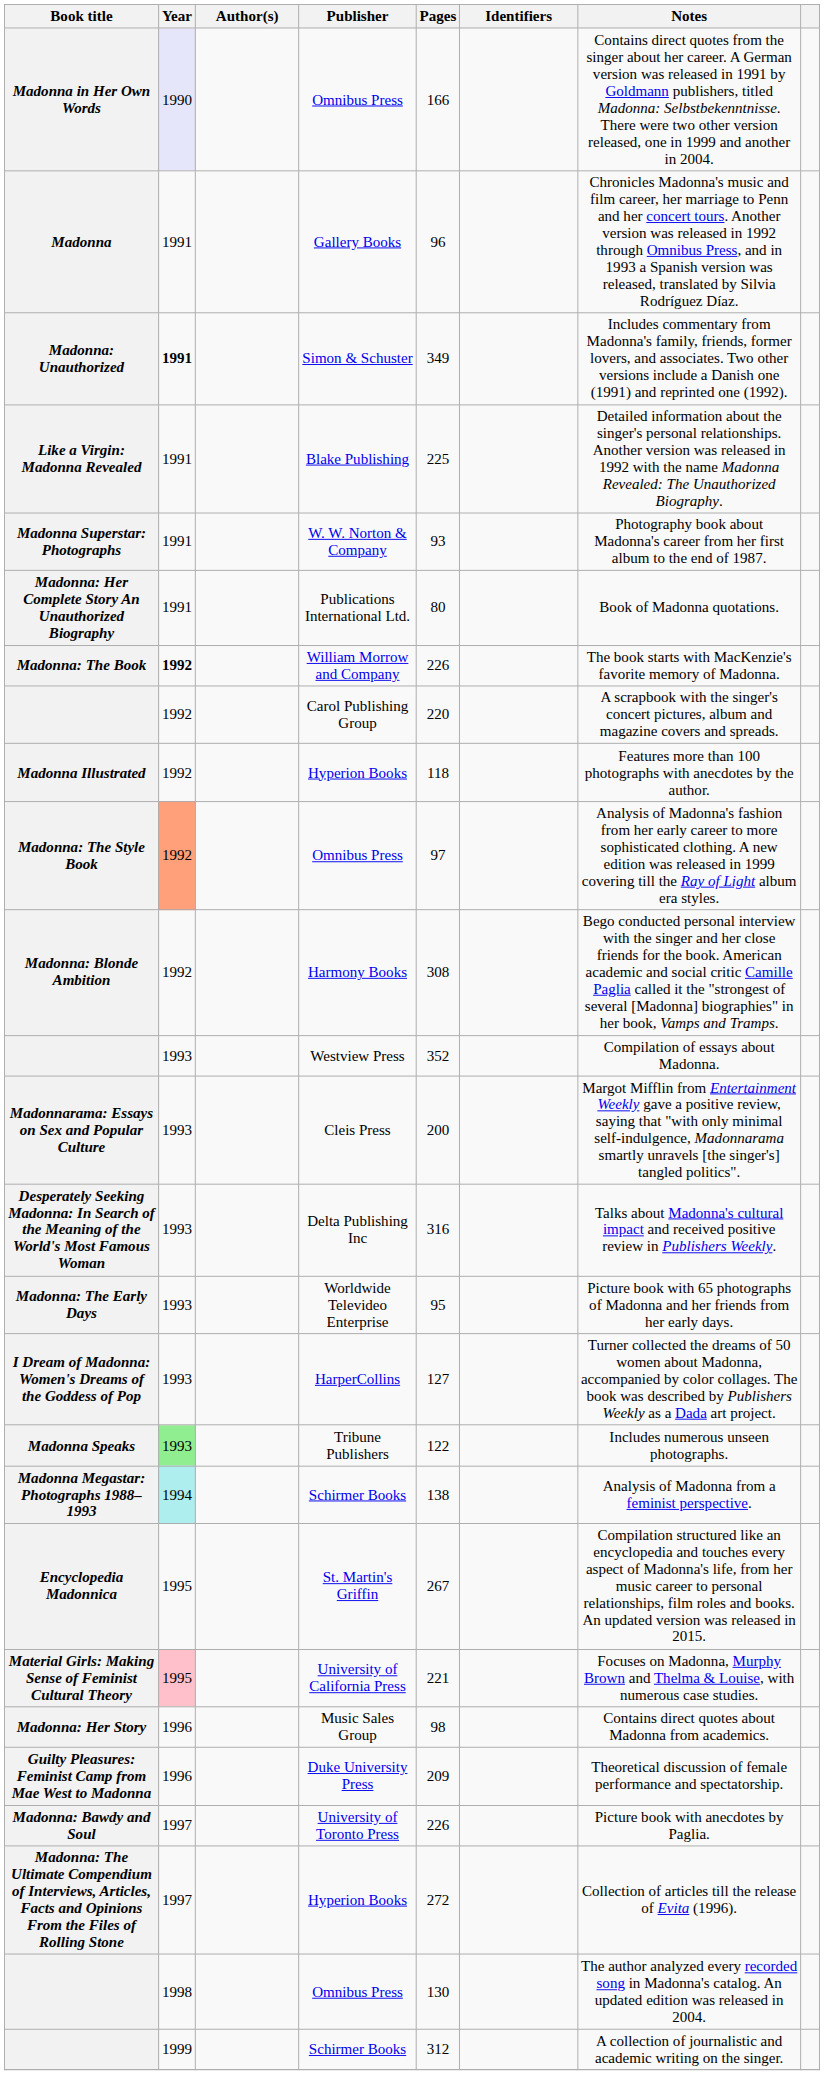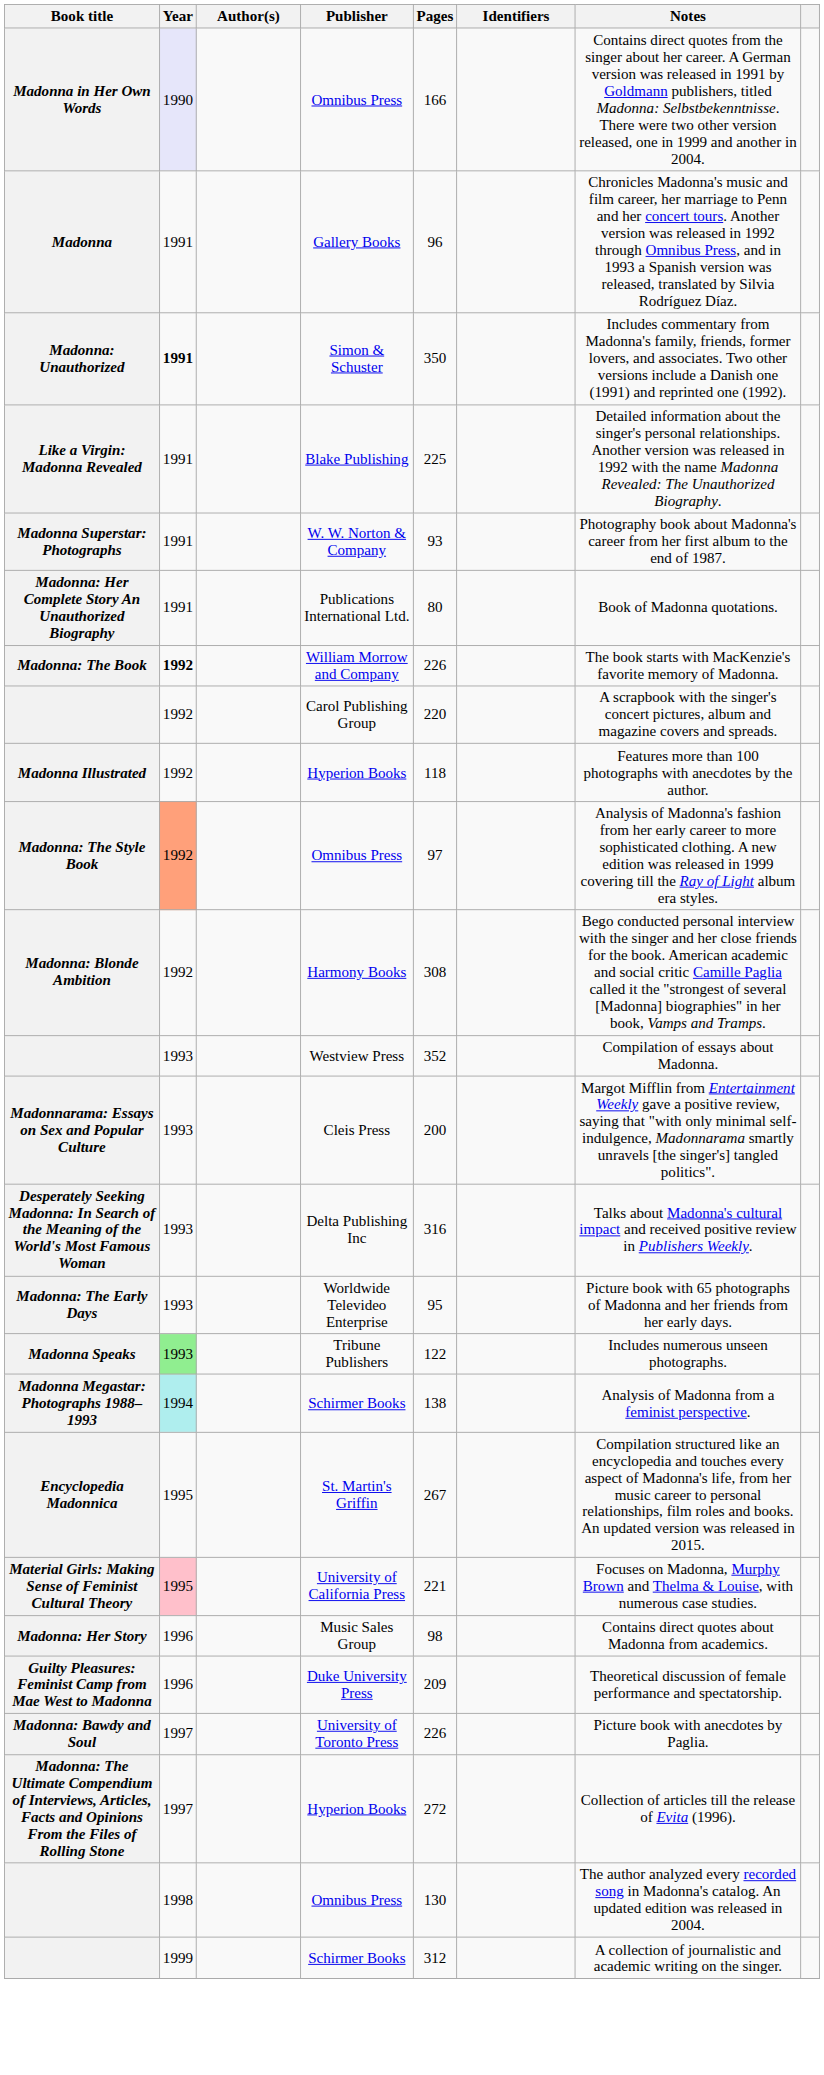(438, 358) 349 -> (435, 358) 350
- row: (81, 1379)
